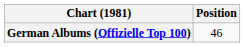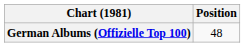(216, 32) 46 -> (216, 32) 48
